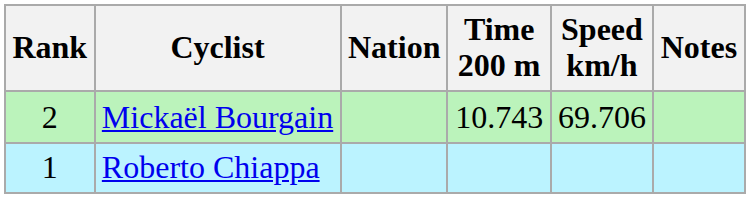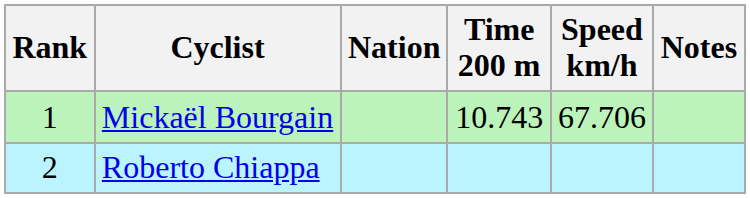(50, 116) 2 -> (50, 116) 1
(602, 116) 69.706 -> (602, 116) 67.706
(50, 167) 1 -> (50, 167) 2
